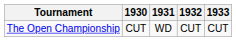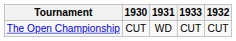columns swapped: (191, 13) <-> (218, 13)
